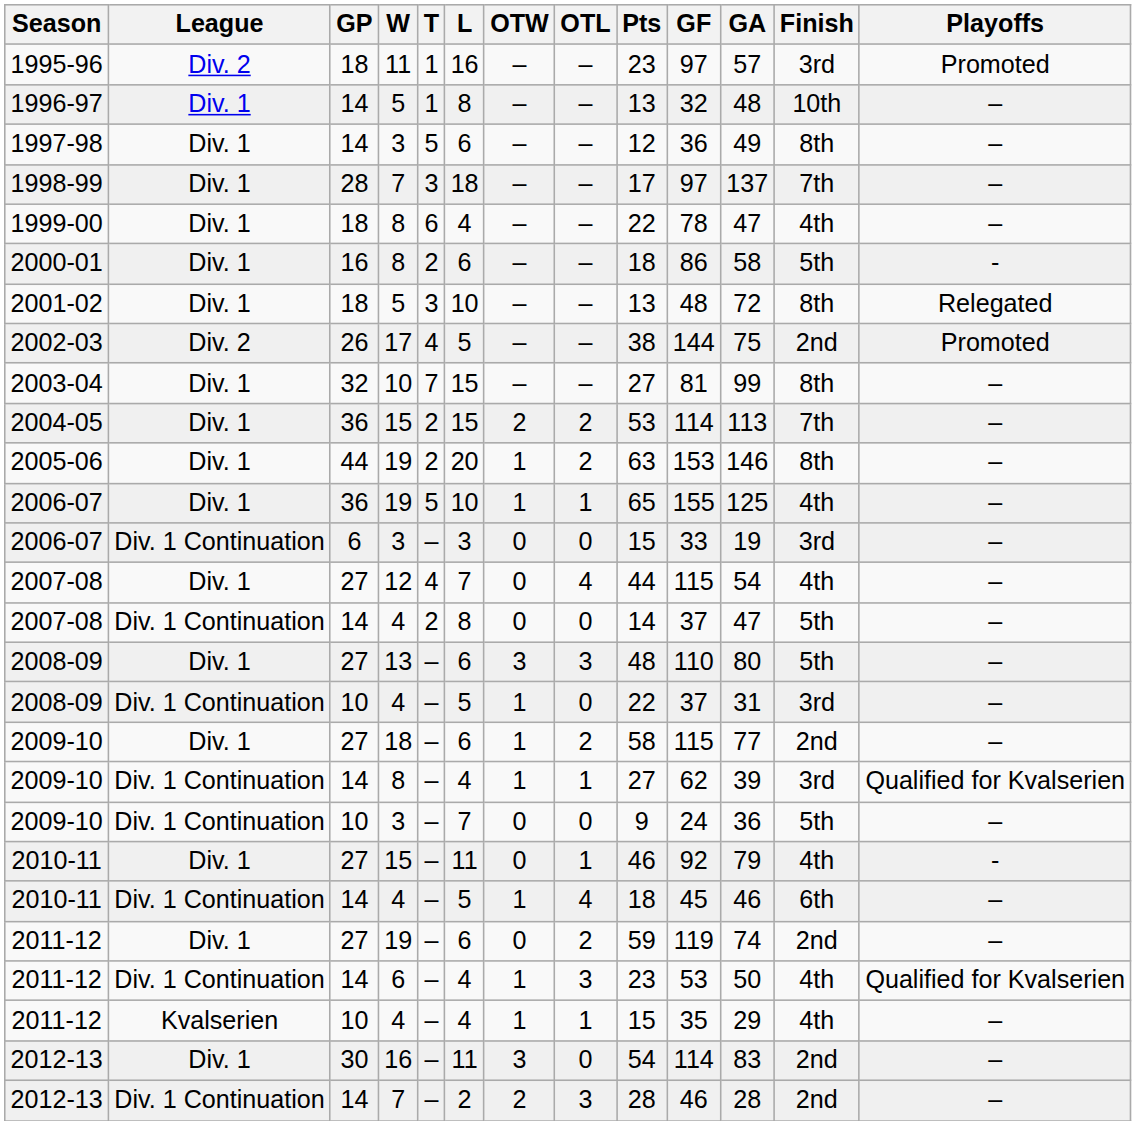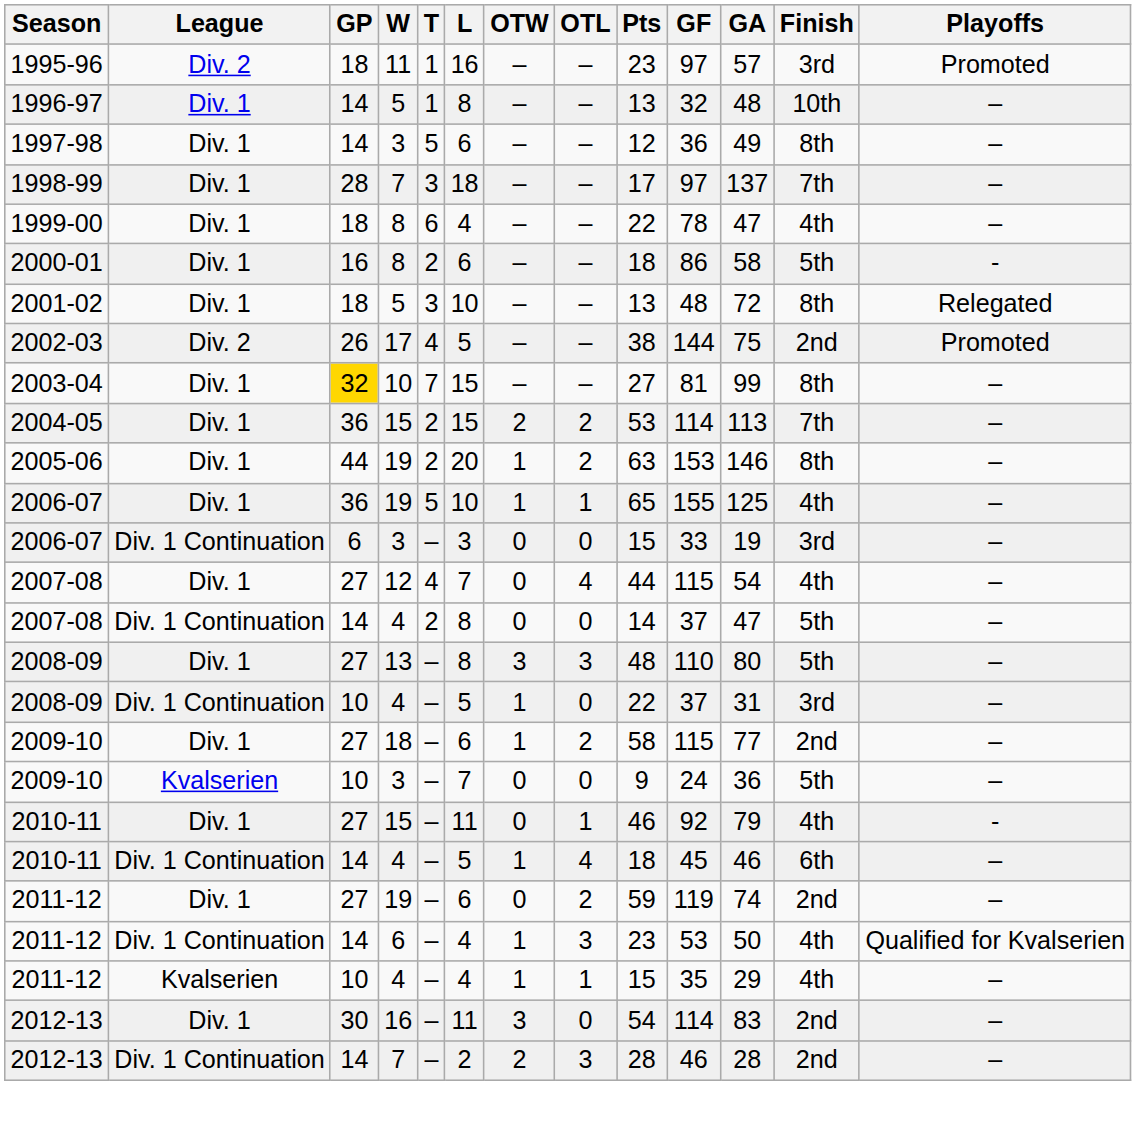(354, 382) no background -> (354, 382) gold background
(465, 661) 6 -> (465, 661) 8
- row: (57, 781)
(220, 821) Div. 1 Continuation -> (220, 781) Kvalserien
